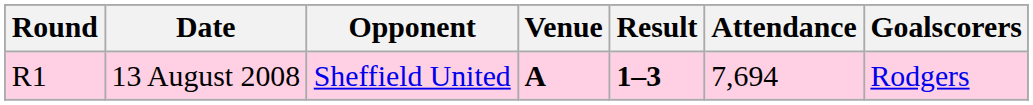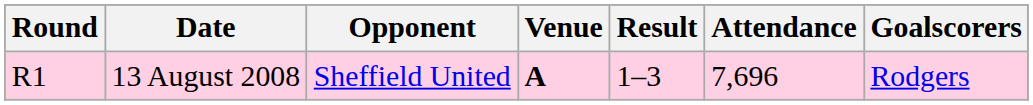(639, 75) bold -> (639, 75) normal
(745, 75) 7,694 -> (745, 75) 7,696
